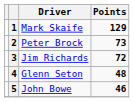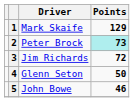(121, 43) no background -> (121, 43) paleturquoise background
(121, 74) 48 -> (121, 74) 50
